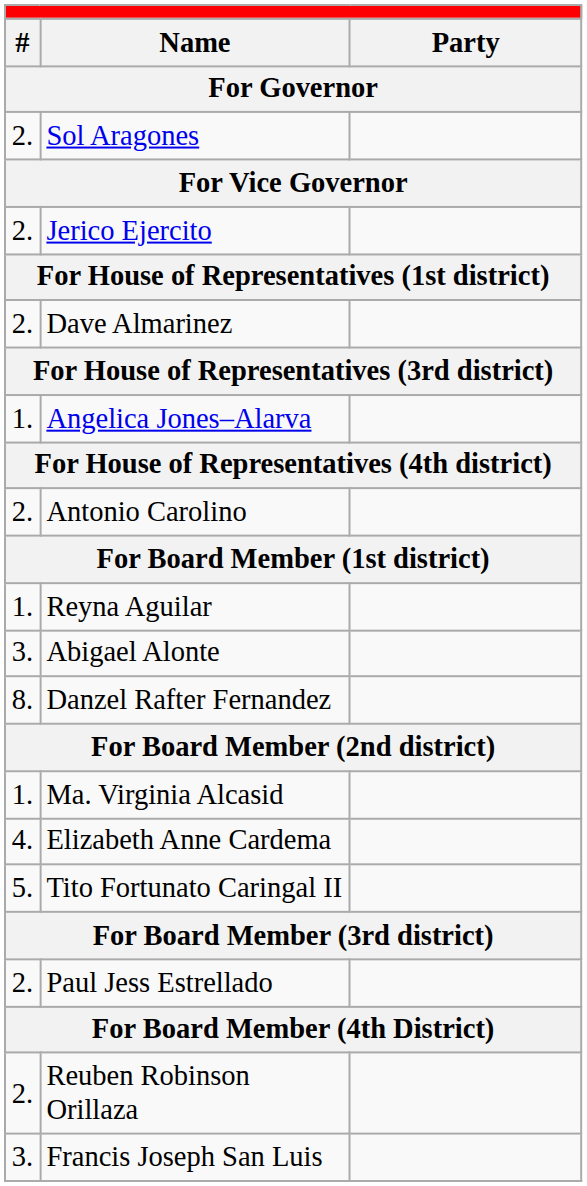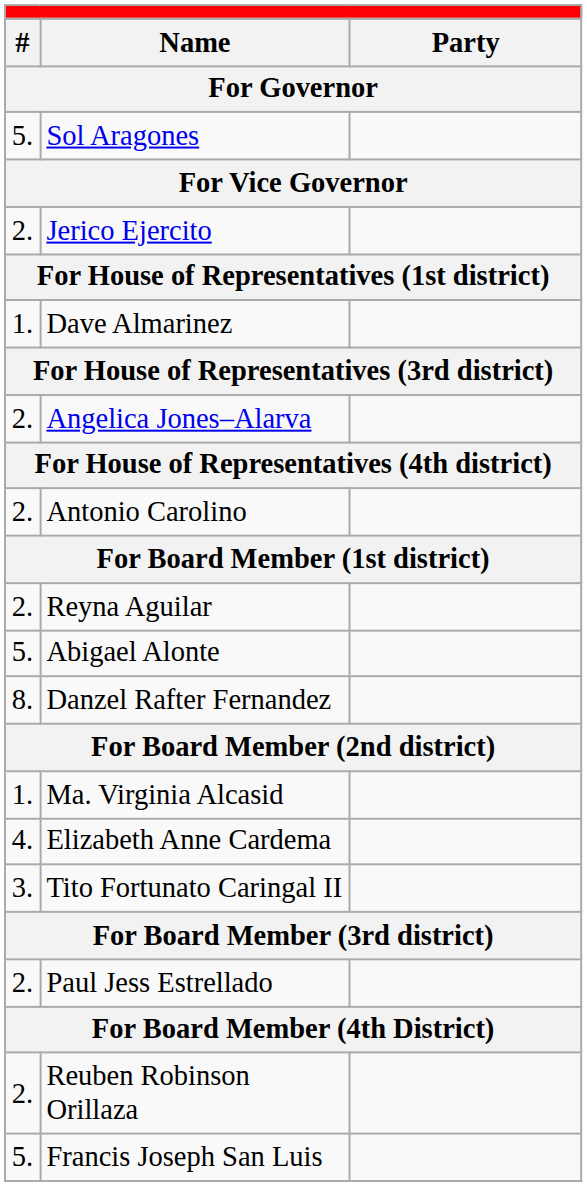(22, 135) 2. -> (22, 135) 5.
(22, 323) 2. -> (22, 323) 1.
(22, 417) 1. -> (22, 417) 2.
(22, 606) 1. -> (22, 606) 2.
(22, 653) 3. -> (22, 653) 5.
(22, 888) 5. -> (22, 888) 3.
(22, 1157) 3. -> (22, 1157) 5.
